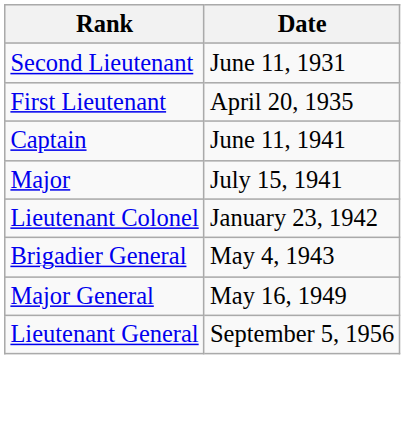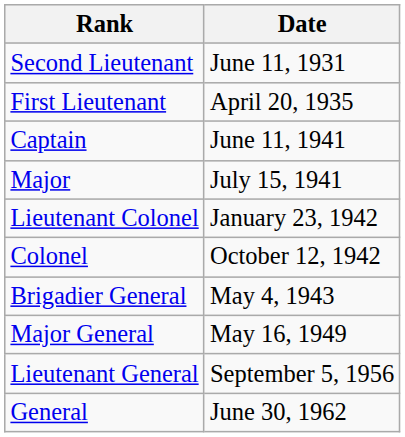+ row: (49, 256)
+ row: (49, 412)
